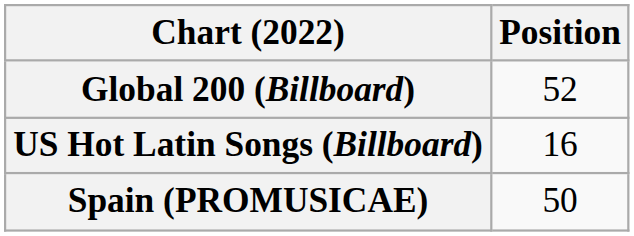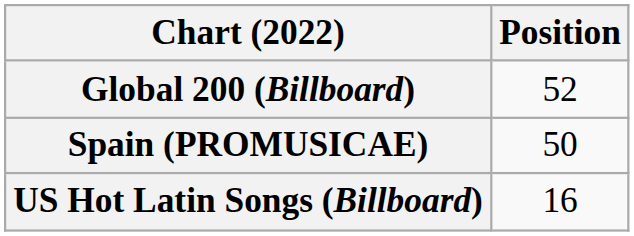rows swapped: (248, 200) <-> (248, 144)
